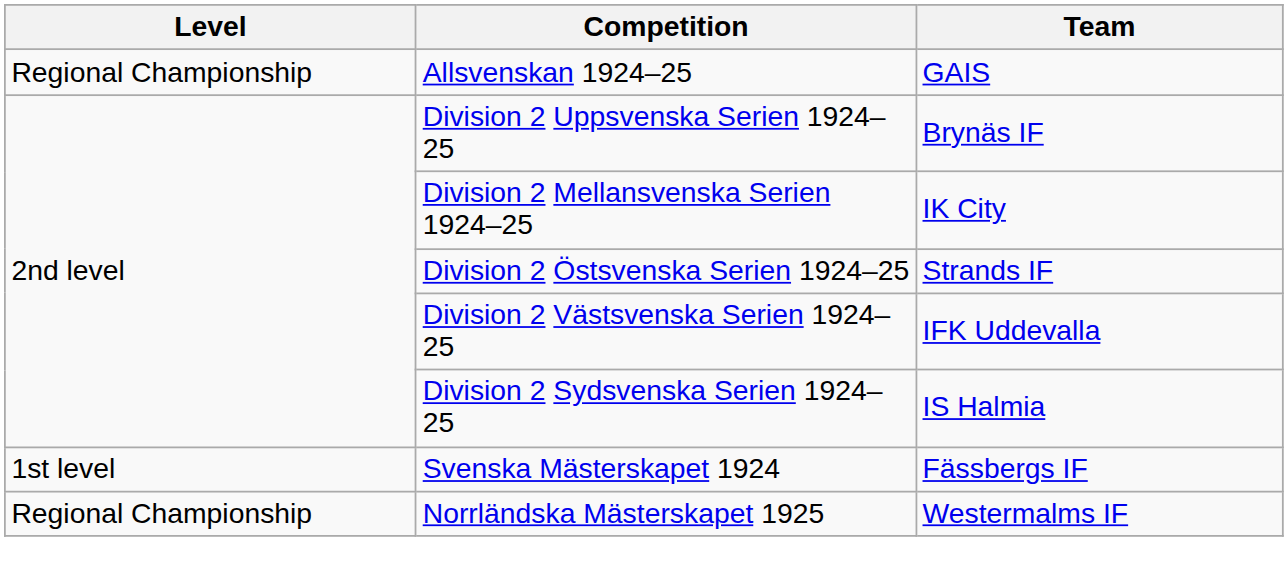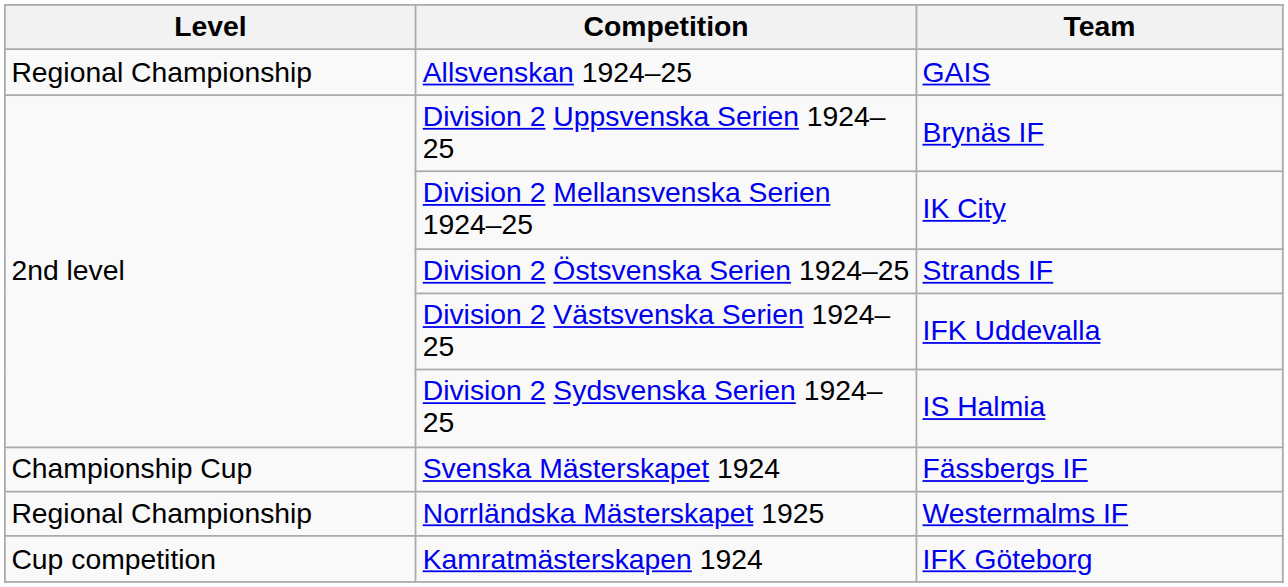(63, 468) 1st level -> (132, 468) Championship Cup
+ row: (593, 558)
